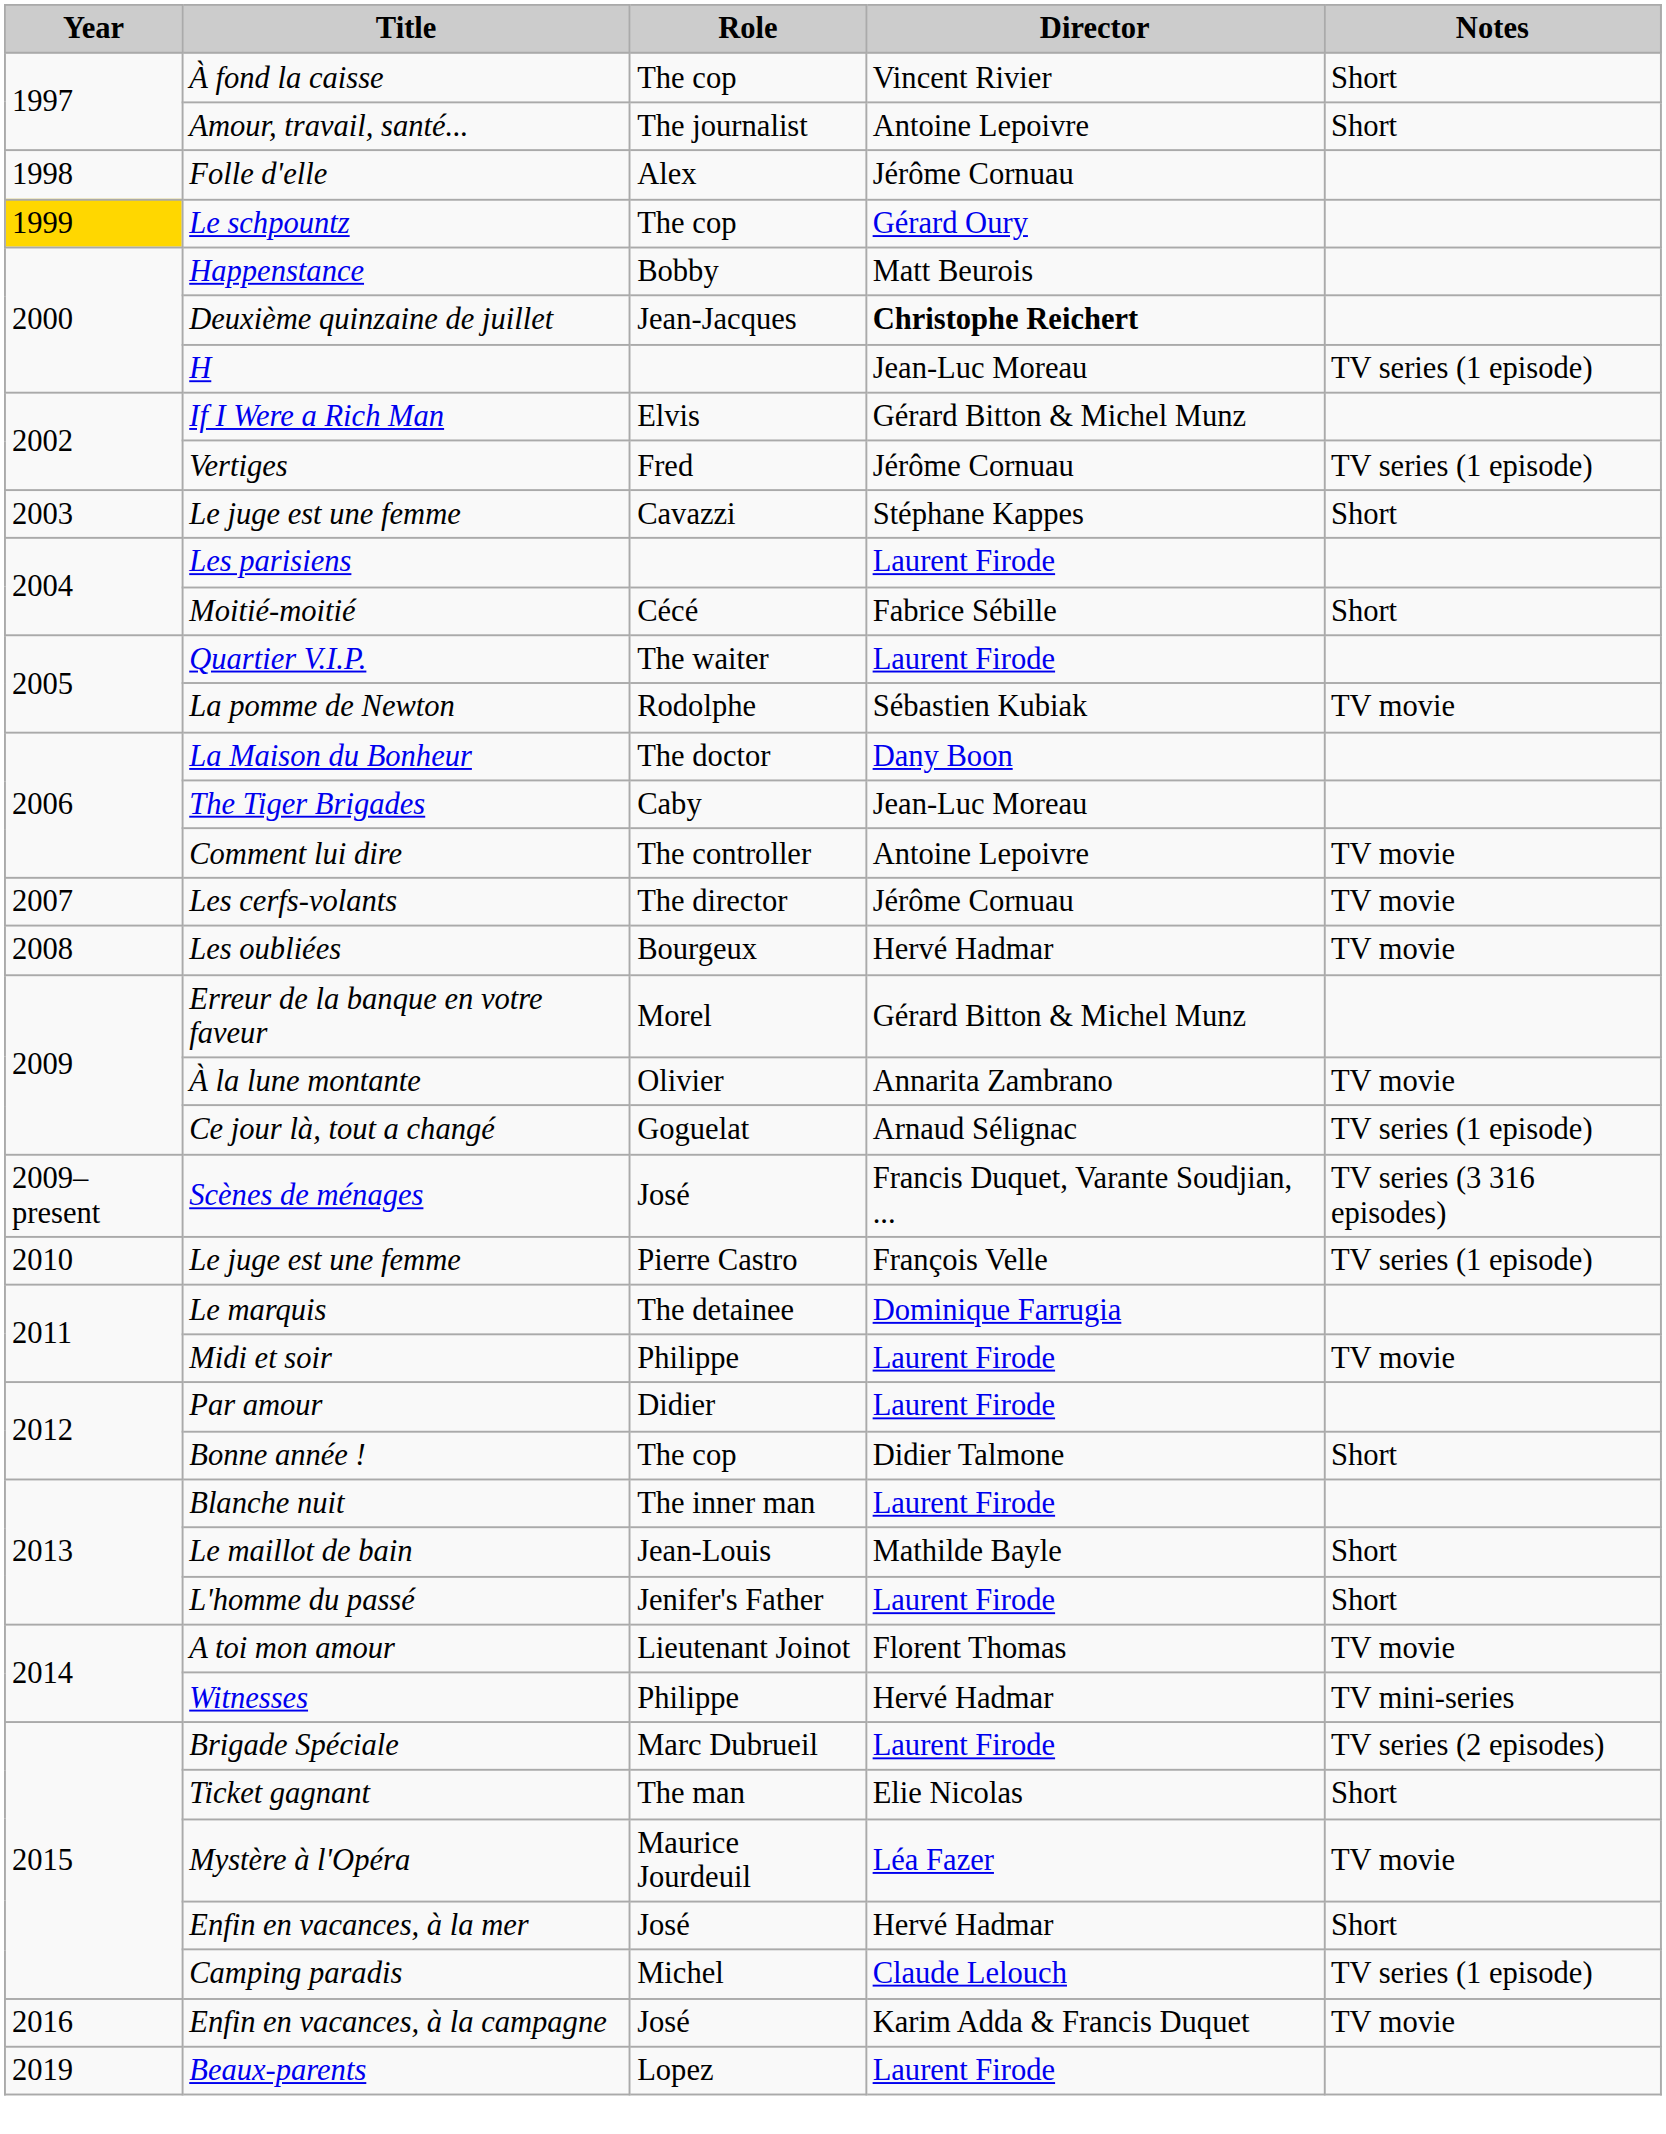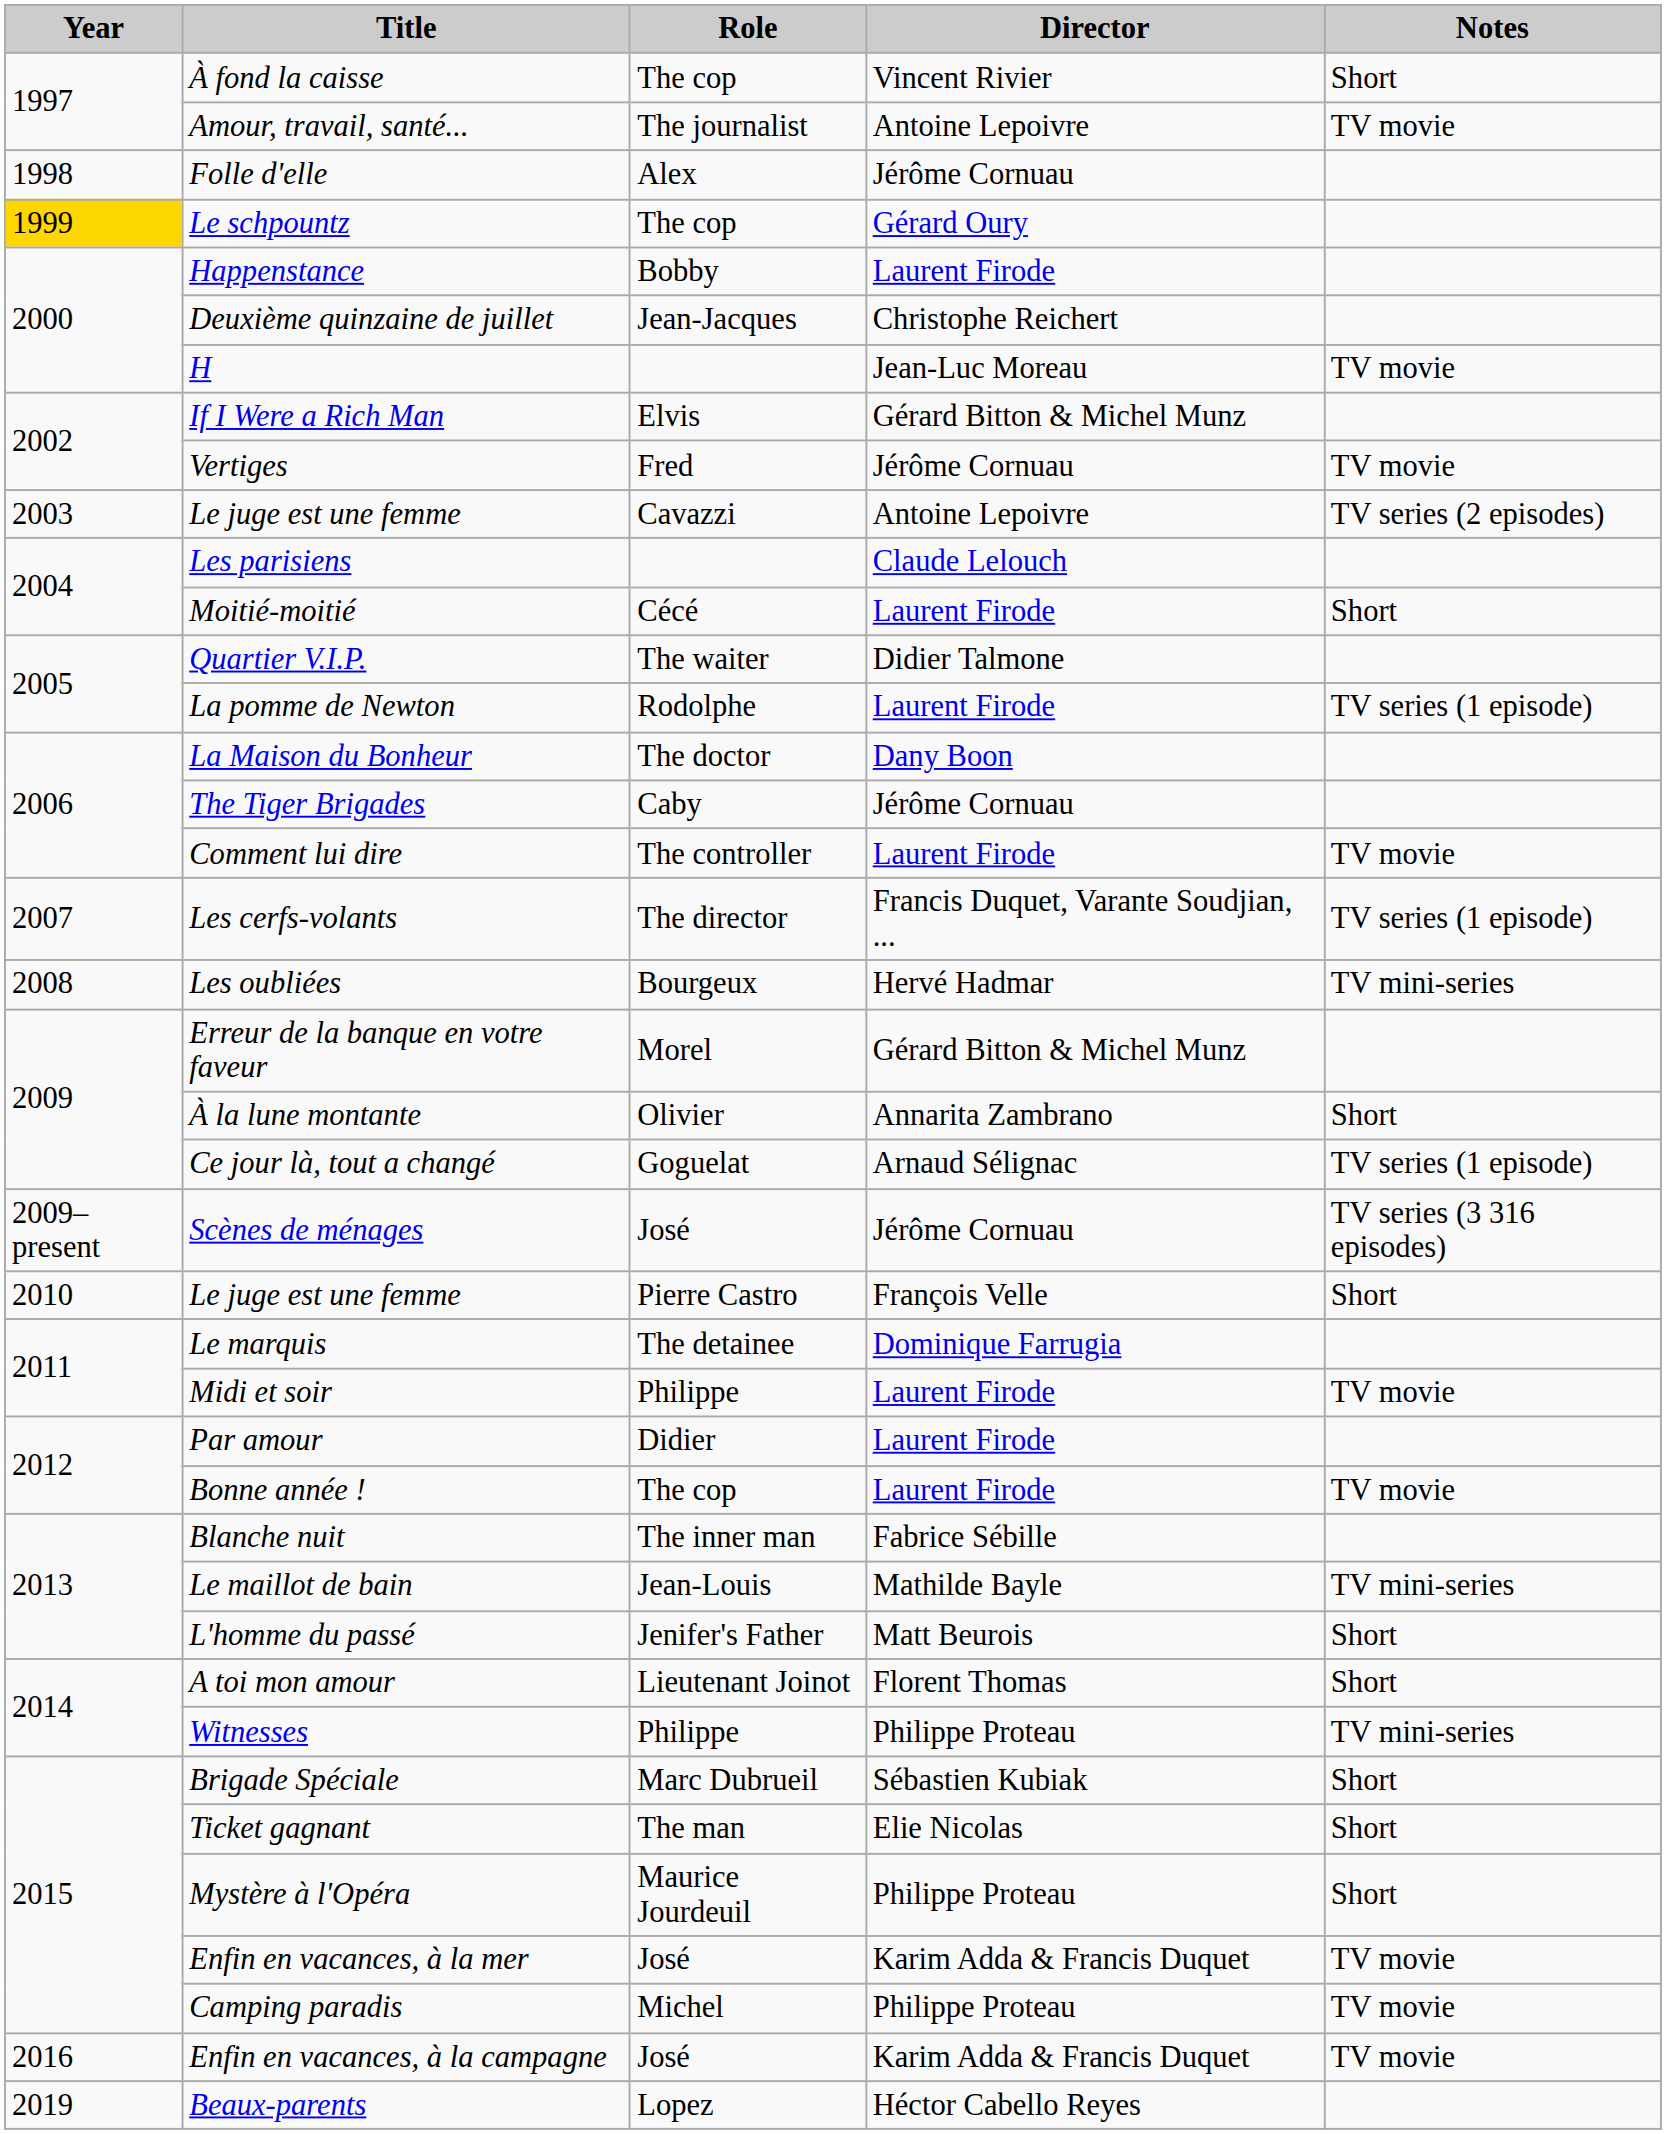(1364, 125) Short -> (1393, 125) TV movie
(953, 271) Matt Beurois -> (964, 271) Laurent Firode
(1005, 319) bold -> (995, 319) normal
(1462, 367) TV series (1 episode) -> (1393, 367) TV movie
(1462, 464) TV series (1 episode) -> (1393, 464) TV movie
(978, 513) Stéphane Kappes -> (981, 513) Antoine Lepoivre
(1364, 513) Short -> (1468, 513) TV series (2 episodes)
(964, 561) Laurent Firode -> (970, 561) Claude Lelouch
(965, 610) Fabrice Sébille -> (964, 610) Laurent Firode
(964, 658) Laurent Firode -> (969, 658) Didier Talmone
(980, 707) Sébastien Kubiak -> (964, 707) Laurent Firode
(1393, 707) TV movie -> (1462, 707) TV series (1 episode)
(980, 804) Jean-Luc Moreau -> (973, 804) Jérôme Cornuau
(981, 852) Antoine Lepoivre -> (964, 852) Laurent Firode
(973, 901) Jérôme Cornuau -> (1083, 918) Francis Duquet, Varante Soudjian, ...
(1393, 901) TV movie -> (1462, 918) TV series (1 episode)
(1393, 949) TV movie -> (1423, 983) TV mini-series
(1393, 1080) TV movie -> (1364, 1115) Short
(1082, 1195) Francis Duquet, Varante Soudjian, ... -> (973, 1229) Jérôme Cornuau
(1462, 1260) TV series (1 episode) -> (1364, 1295) Short
(968, 1454) Didier Talmone -> (964, 1488) Laurent Firode
(1364, 1454) Short -> (1393, 1488) TV movie
(964, 1503) Laurent Firode -> (965, 1537) Fabrice Sébille
(1364, 1551) Short -> (1423, 1585) TV mini-series
(964, 1599) Laurent Firode -> (953, 1634) Matt Beurois
(1393, 1648) TV movie -> (1364, 1682) Short
(963, 1696) Hervé Hadmar -> (974, 1731) Philippe Proteau
(964, 1745) Laurent Firode -> (980, 1779) Sébastien Kubiak
(1468, 1745) TV series (2 episodes) -> (1364, 1779) Short
(933, 1859) Léa Fazer -> (974, 1893) Philippe Proteau
(1393, 1859) TV movie -> (1364, 1893) Short
(963, 1925) Hervé Hadmar -> (1061, 1959) Karim Adda & Francis Duquet
(1364, 1925) Short -> (1393, 1959) TV movie
(970, 1973) Claude Lelouch -> (974, 2007) Philippe Proteau
(1462, 1973) TV series (1 episode) -> (1393, 2007) TV movie
(964, 2070) Laurent Firode -> (1007, 2104) Héctor Cabello Reyes
